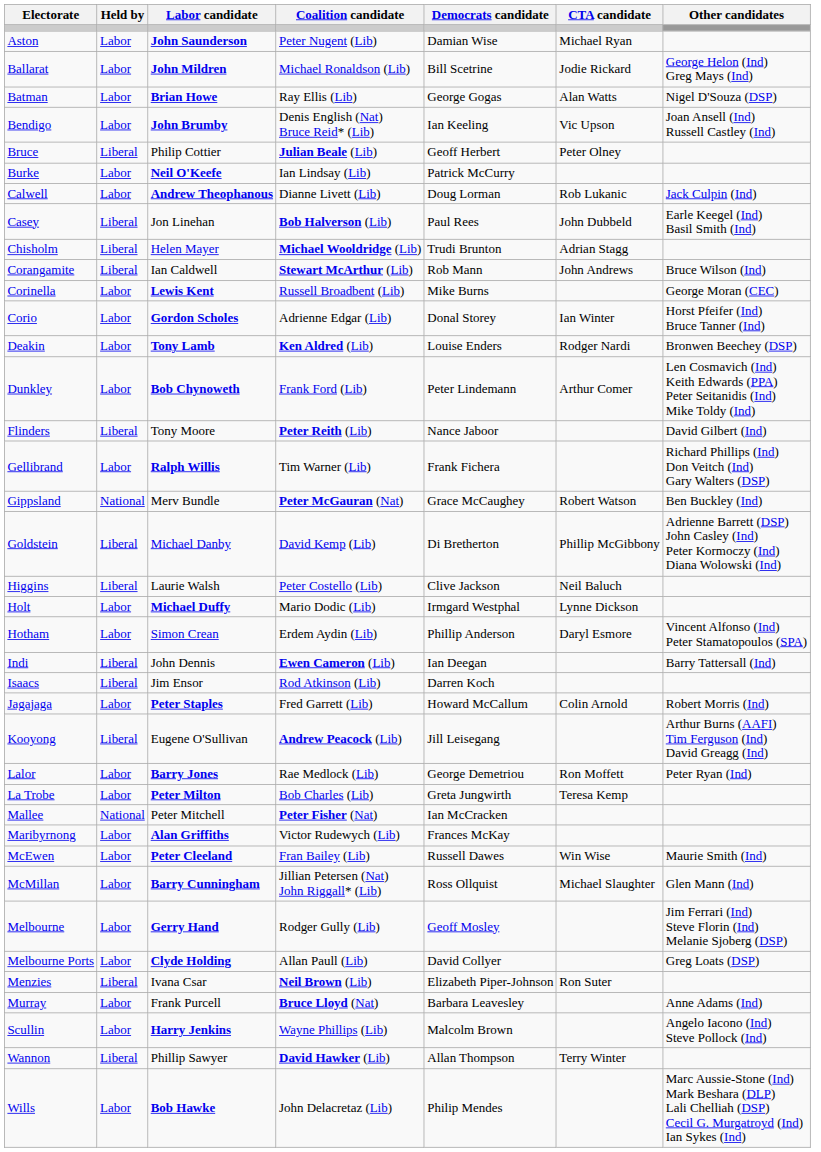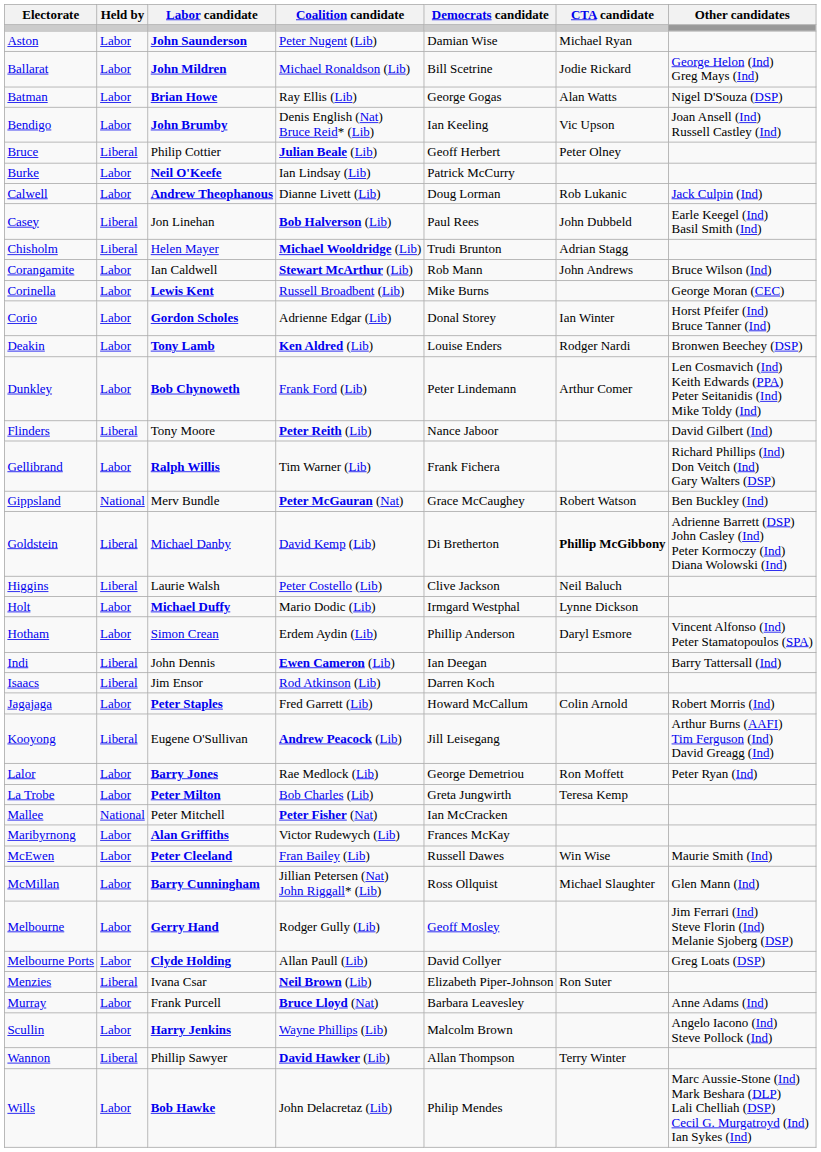(119, 270) Liberal -> (116, 270) Labor
(610, 543) normal -> (612, 543) bold
